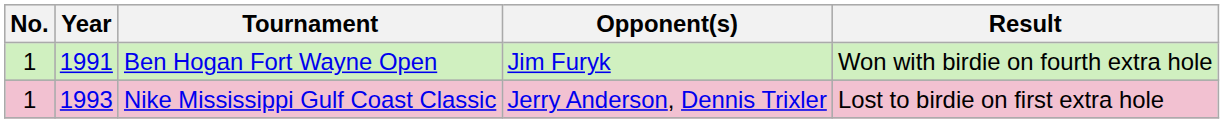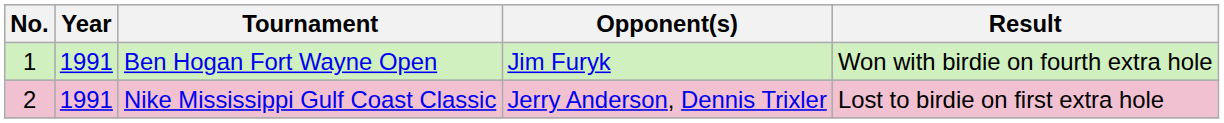(30, 99) 1 -> (30, 99) 2
(86, 99) 1993 -> (86, 99) 1991
